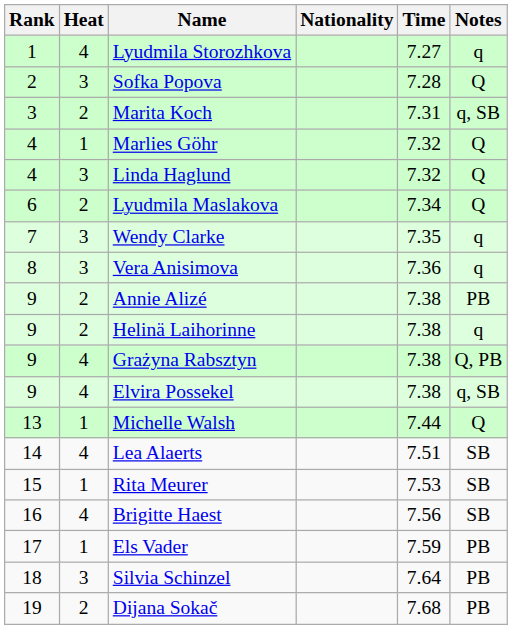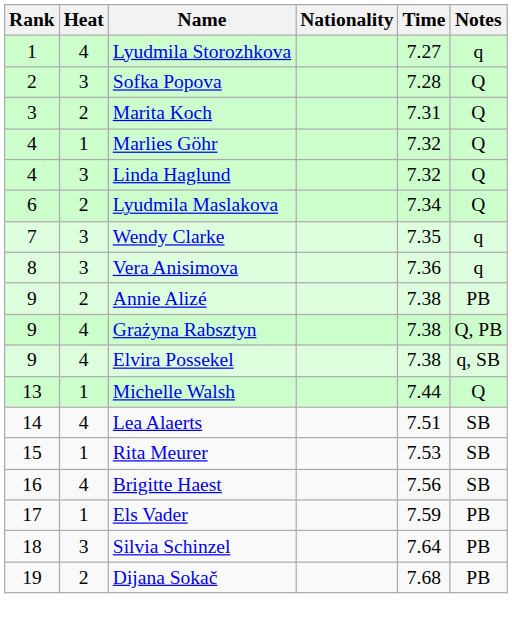(478, 112) q, SB -> (478, 112) Q
- row: (184, 329)
